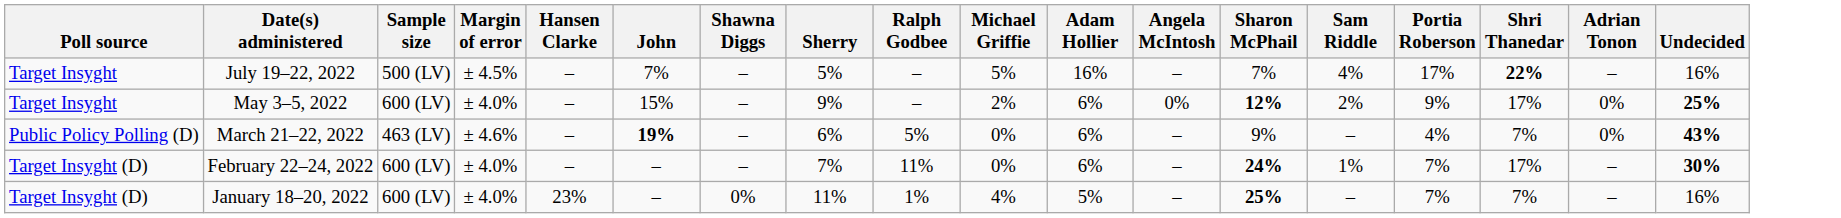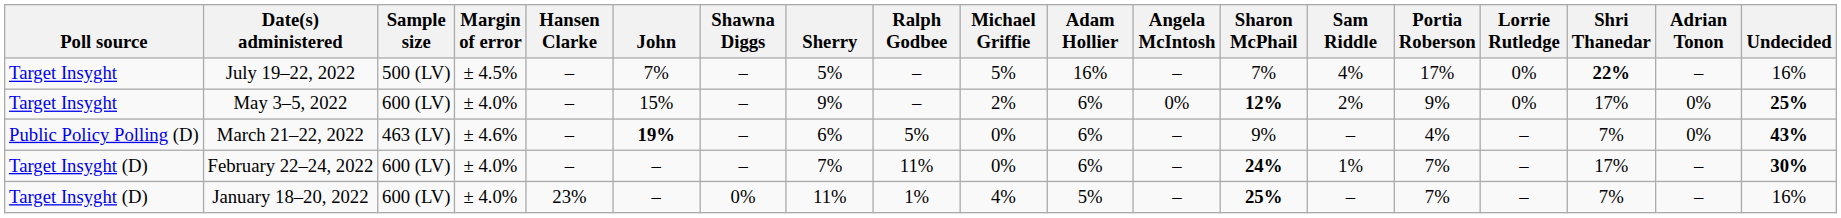+ column: (1524, 31)
